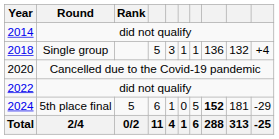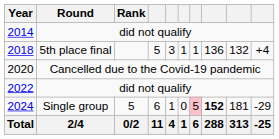(76, 50) Single group -> (76, 50) 5th place final
(76, 106) 5th place final -> (76, 106) Single group
(196, 106) no background -> (196, 106) pink background
